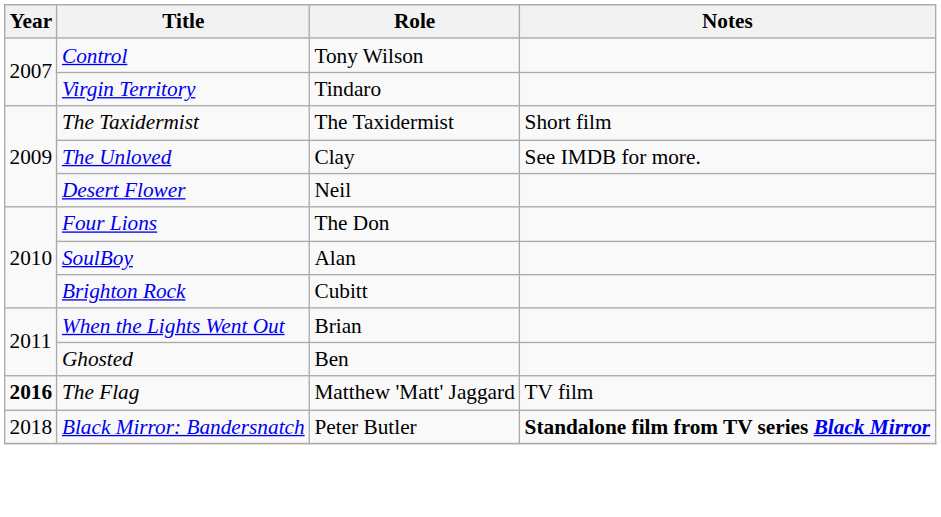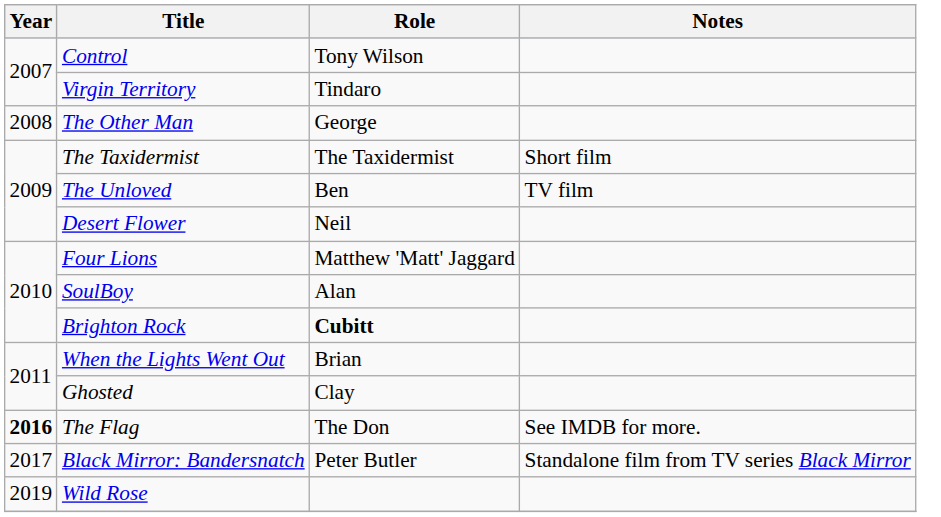+ row: (128, 122)
(335, 156) Clay -> (332, 190) Ben
(613, 156) See IMDB for more. -> (559, 190) TV film
(352, 223) The Don -> (415, 257) Matthew 'Matt' Jaggard
(341, 291) normal -> (344, 325) bold
(332, 358) Ben -> (335, 392) Clay
(415, 392) Matthew 'Matt' Jaggard -> (352, 426) The Don
(559, 392) TV film -> (613, 426) See IMDB for more.
(31, 426) 2018 -> (31, 460) 2017
(727, 426) bold -> (718, 460) normal
+ row: (105, 493)
